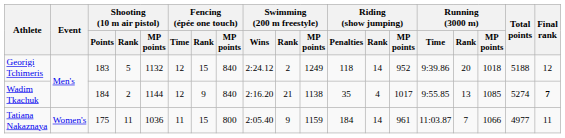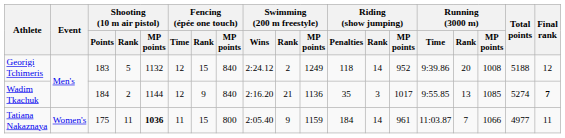(492, 68) 1018 -> (492, 68) 1008
(314, 94) 1138 -> (314, 94) 1136
(377, 94) 4 -> (377, 94) 3
(154, 120) normal -> (154, 120) bold
